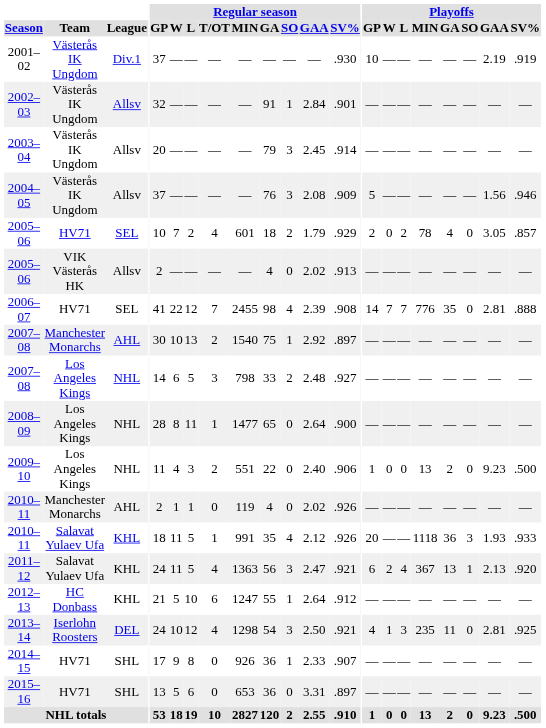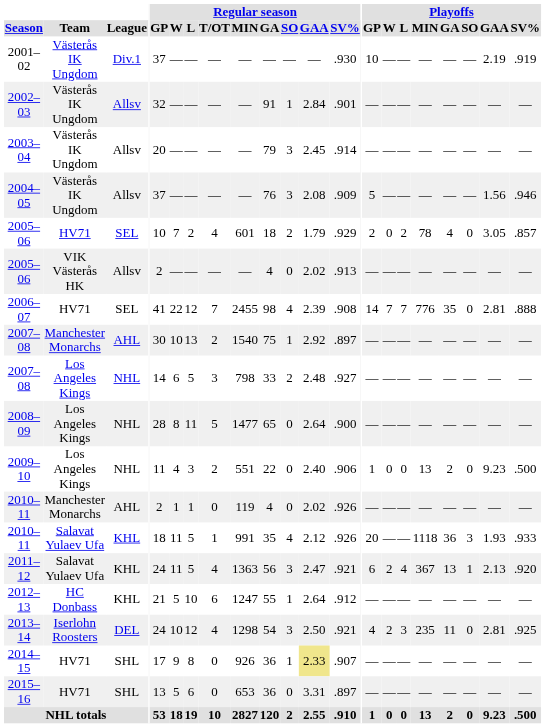(214, 423) 1 -> (214, 423) 5
(389, 630) 1 -> (389, 630) 2
(314, 661) no background -> (314, 661) khaki background
